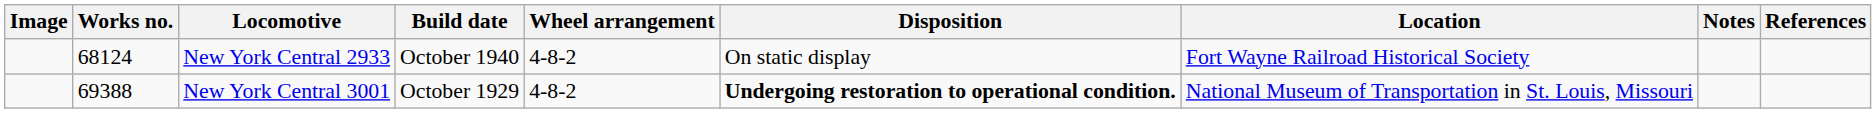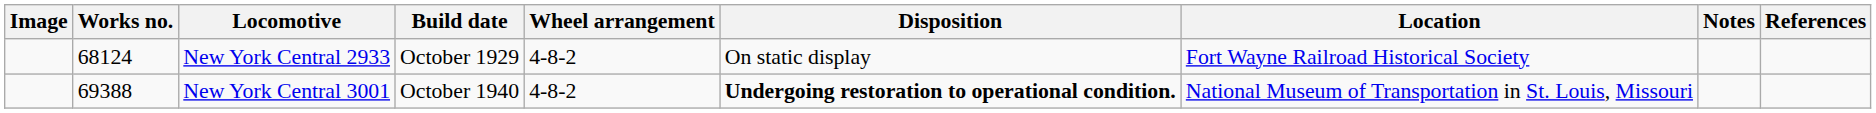(460, 56) October 1940 -> (460, 56) October 1929
(460, 90) October 1929 -> (460, 90) October 1940
